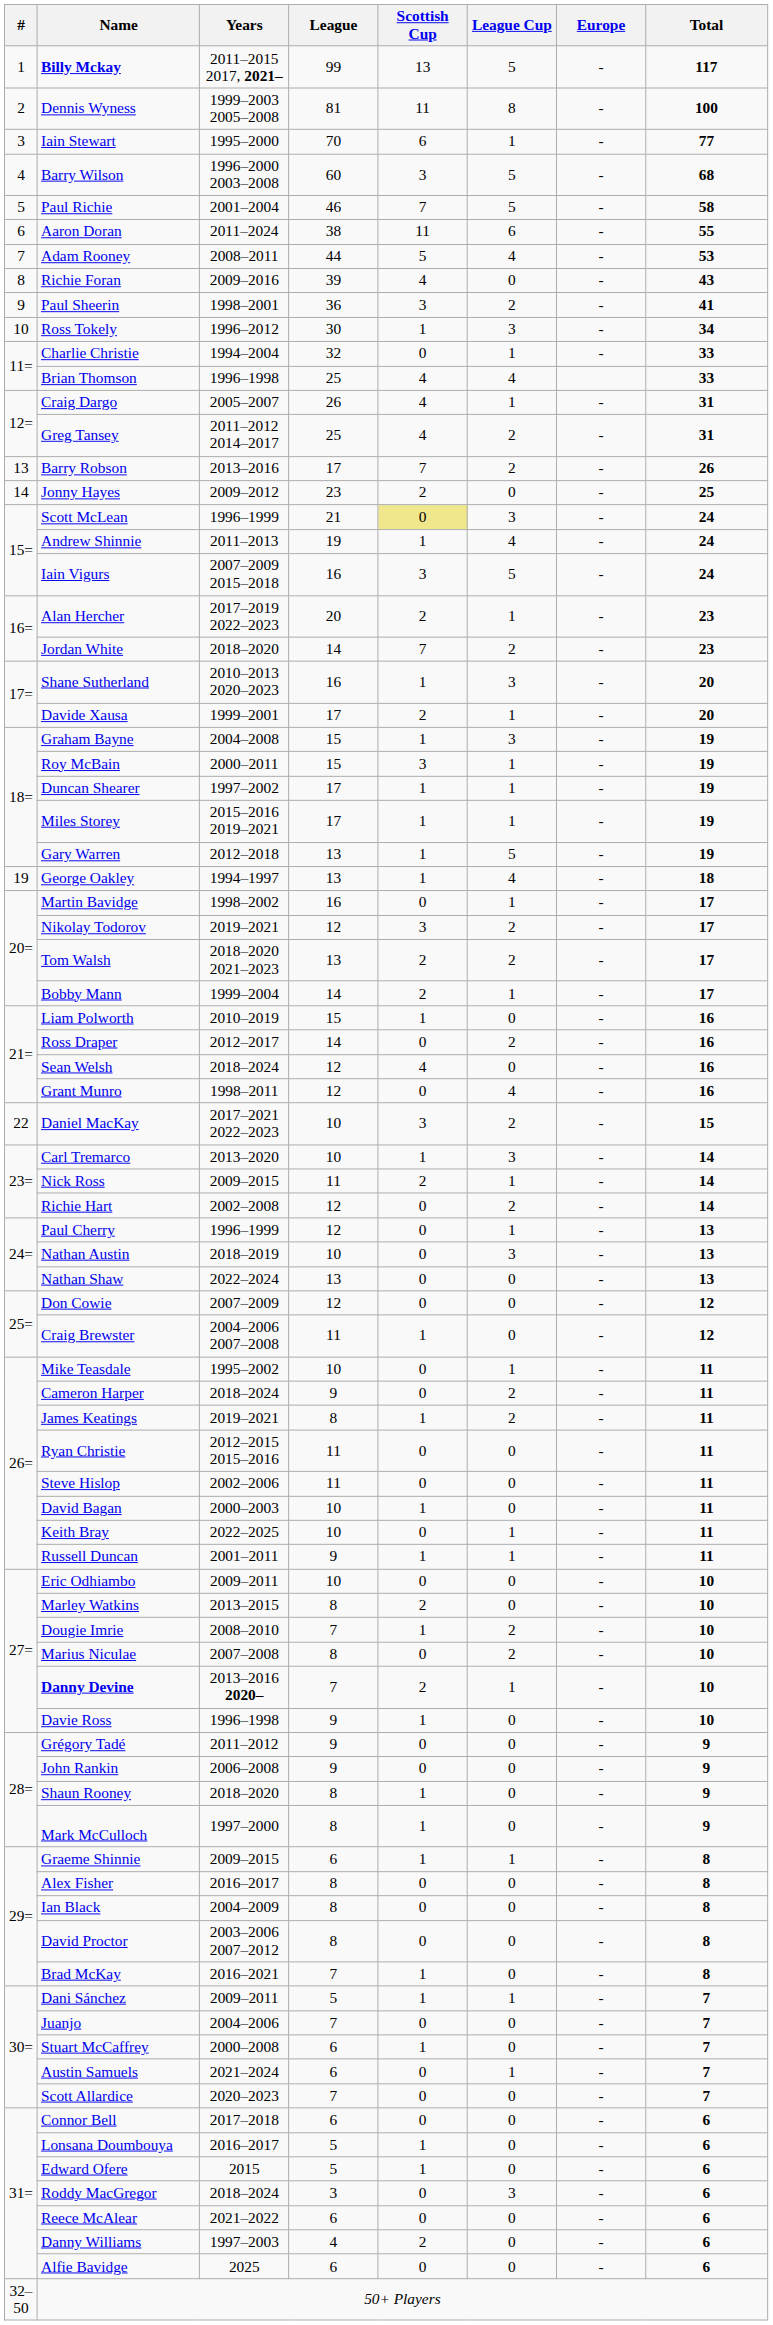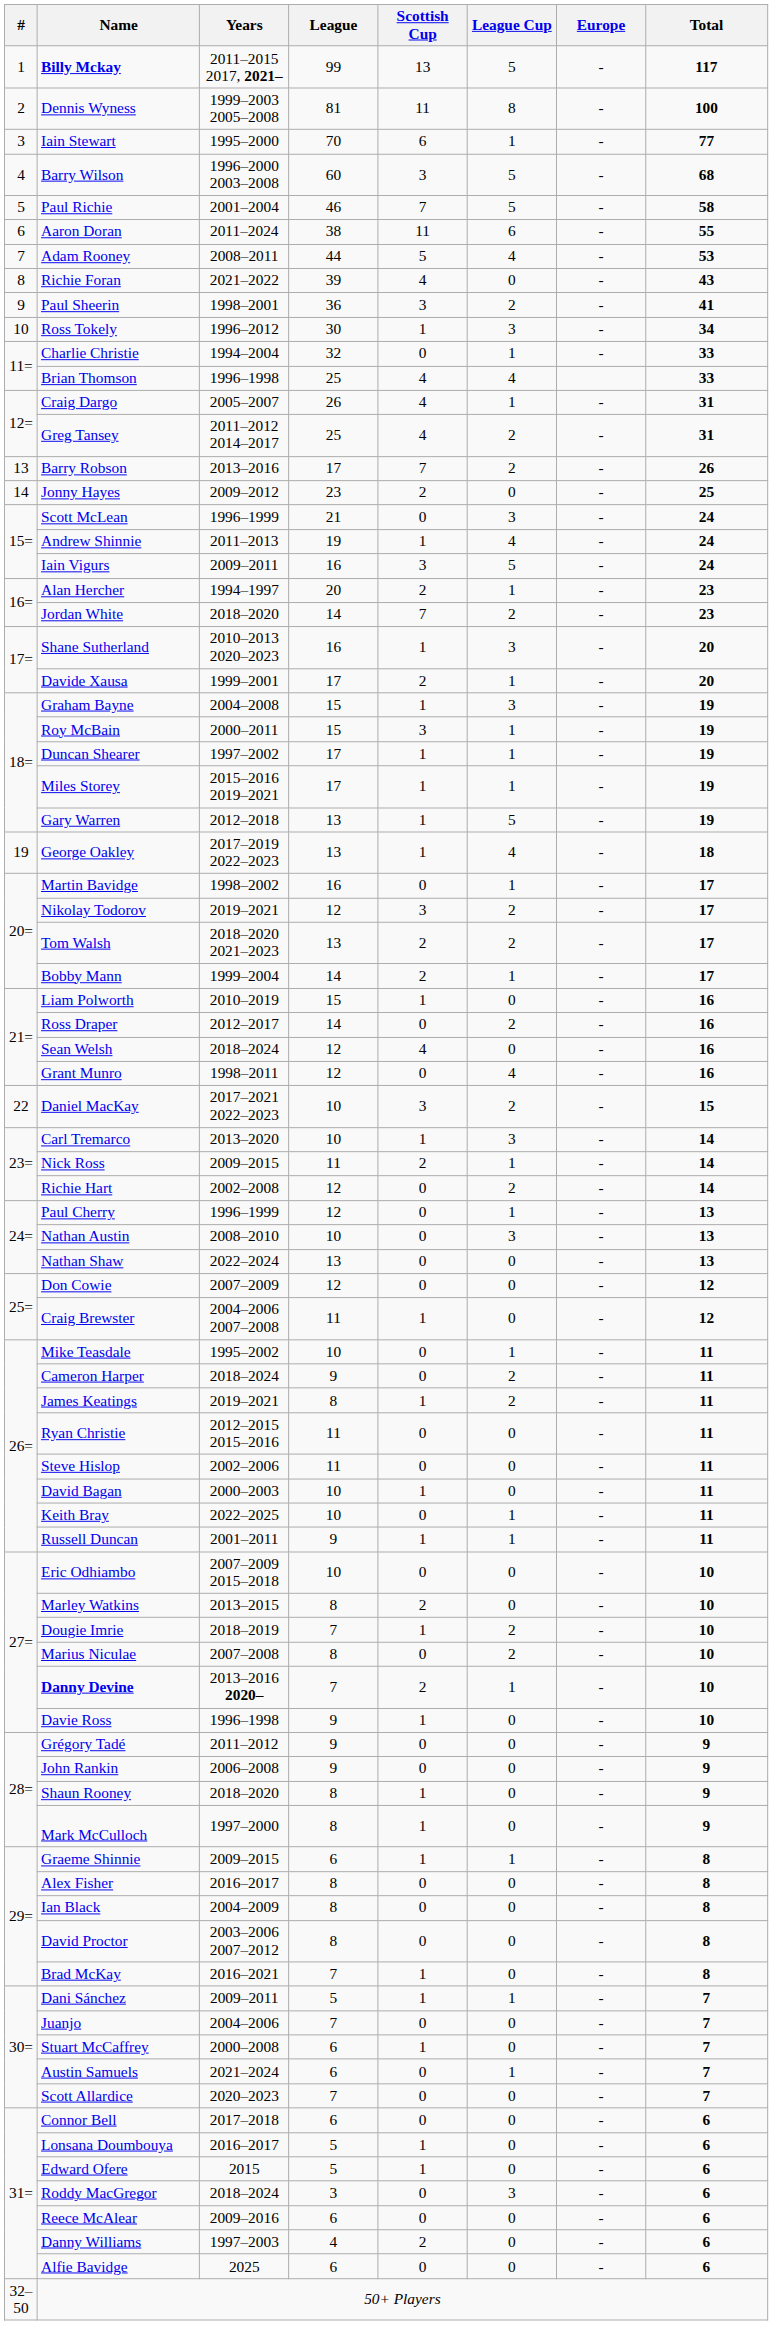(244, 280) 2009–2016 -> (244, 280) 2021–2022
(423, 517) khaki background -> (423, 517) no background
(244, 574) 2007–2009 2015–2018 -> (244, 565) 2009–2011
(244, 616) 2017–2019 2022–2023 -> (244, 590) 1994–1997
(244, 878) 1994–1997 -> (244, 852) 2017–2019 2022–2023
(244, 1254) 2018–2019 -> (244, 1236) 2008–2010
(244, 1581) 2009–2011 -> (244, 1572) 2007–2009 2015–2018
(244, 1629) 2008–2010 -> (244, 1629) 2018–2019
(244, 2217) 2021–2022 -> (244, 2217) 2009–2016
